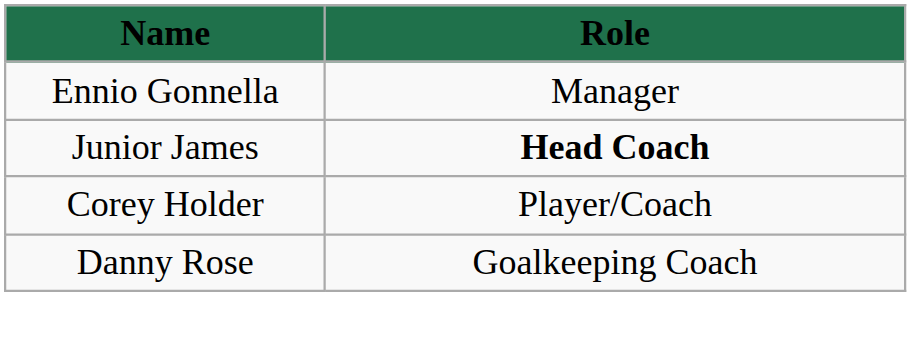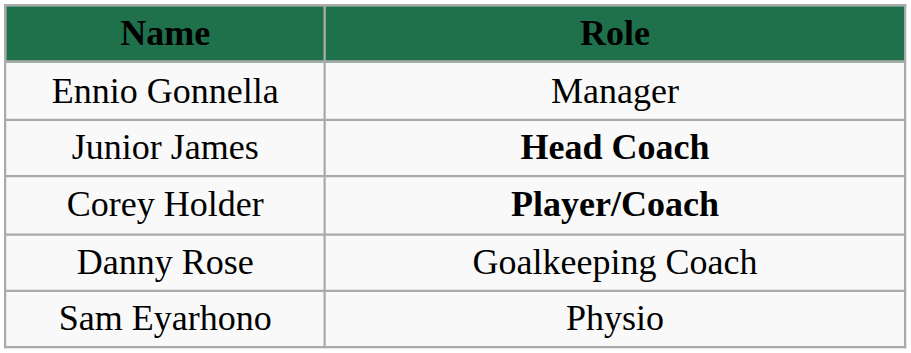(615, 204) normal -> (615, 204) bold
+ row: (165, 318)
